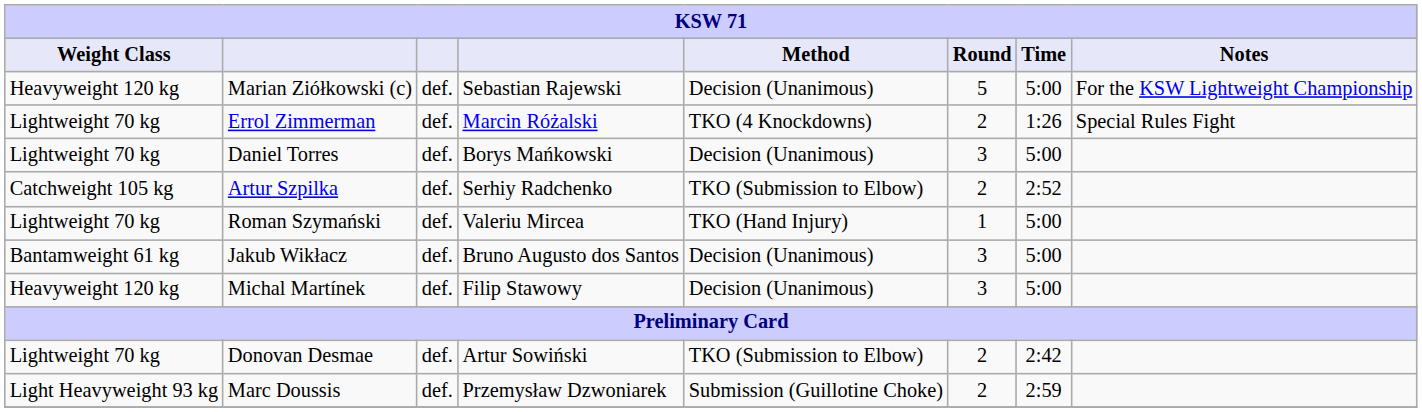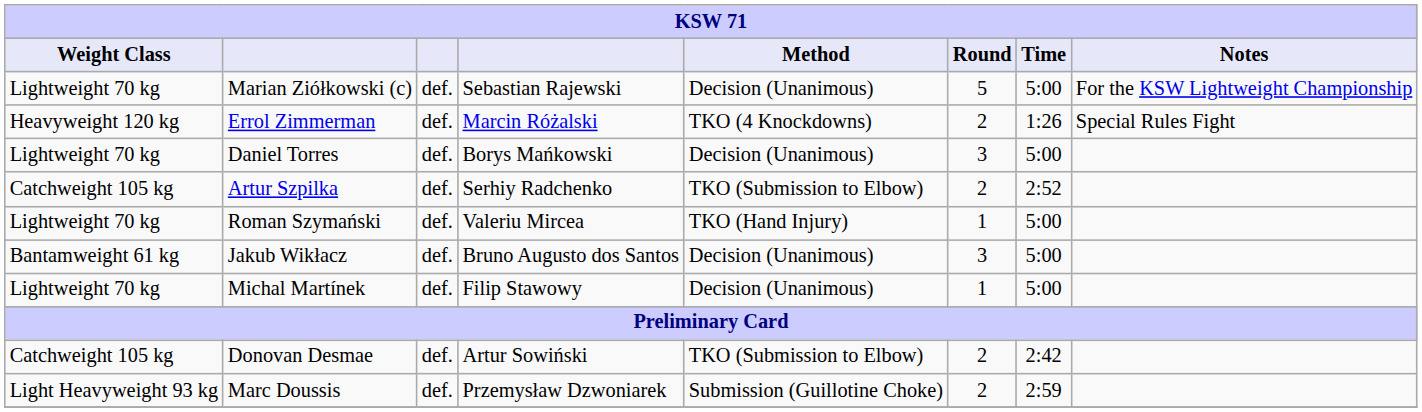(94, 88) Heavyweight 120 kg -> (85, 88) Lightweight 70 kg
(85, 121) Lightweight 70 kg -> (94, 121) Heavyweight 120 kg
(94, 289) Heavyweight 120 kg -> (85, 289) Lightweight 70 kg
(982, 289) 3 -> (982, 289) 1
(85, 356) Lightweight 70 kg -> (92, 356) Catchweight 105 kg
